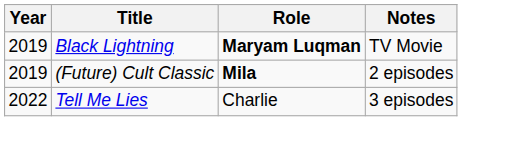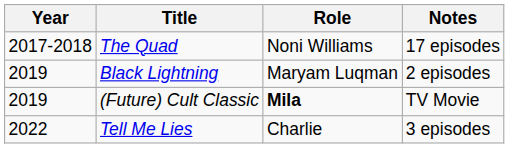+ row: (139, 45)
(292, 45) bold -> (332, 73) normal
(406, 45) TV Movie -> (448, 73) 2 episodes
(411, 73) 2 episodes -> (443, 101) TV Movie
